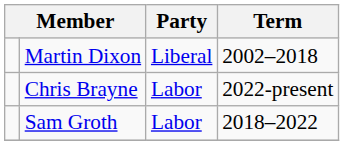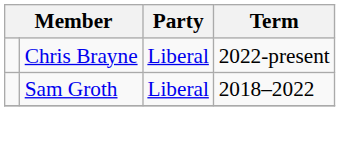- row: (83, 55)
(176, 88) Labor -> (178, 55) Liberal
(176, 122) Labor -> (178, 88) Liberal
